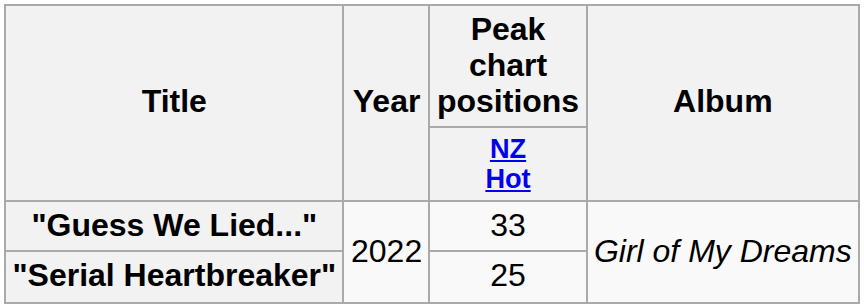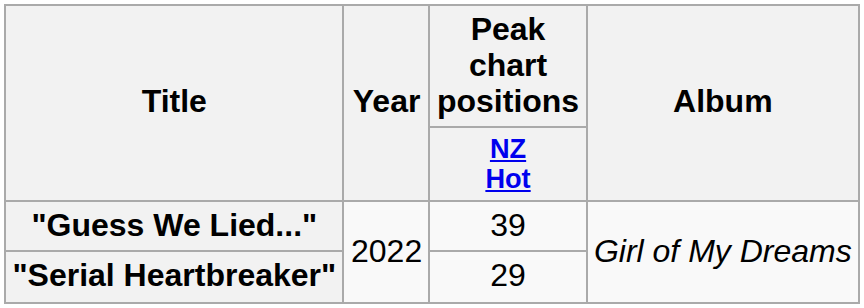(508, 225) 33 -> (508, 225) 39
(508, 276) 25 -> (508, 276) 29
